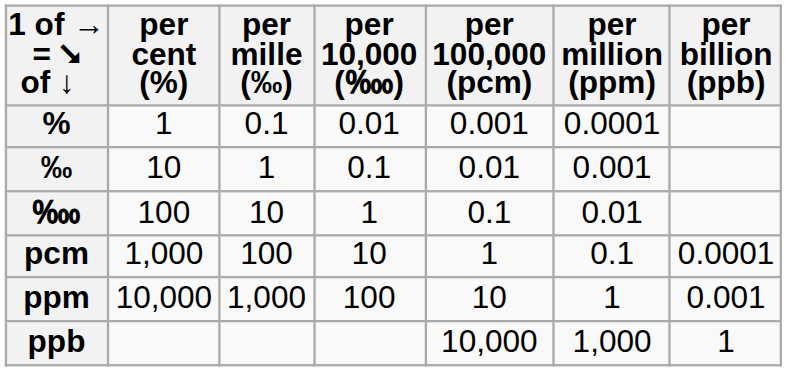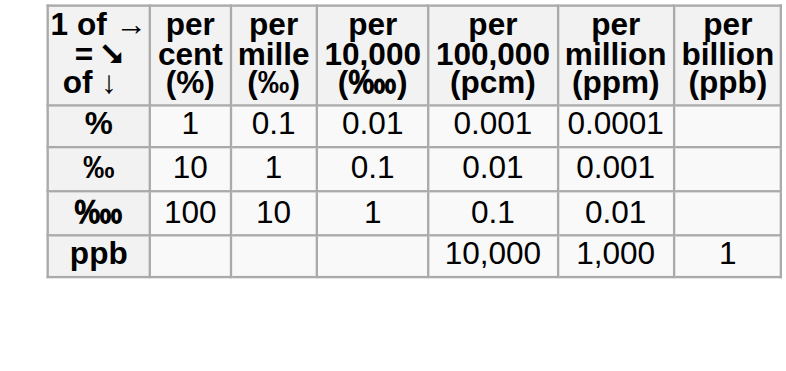- row: (57, 255)
- row: (57, 298)
